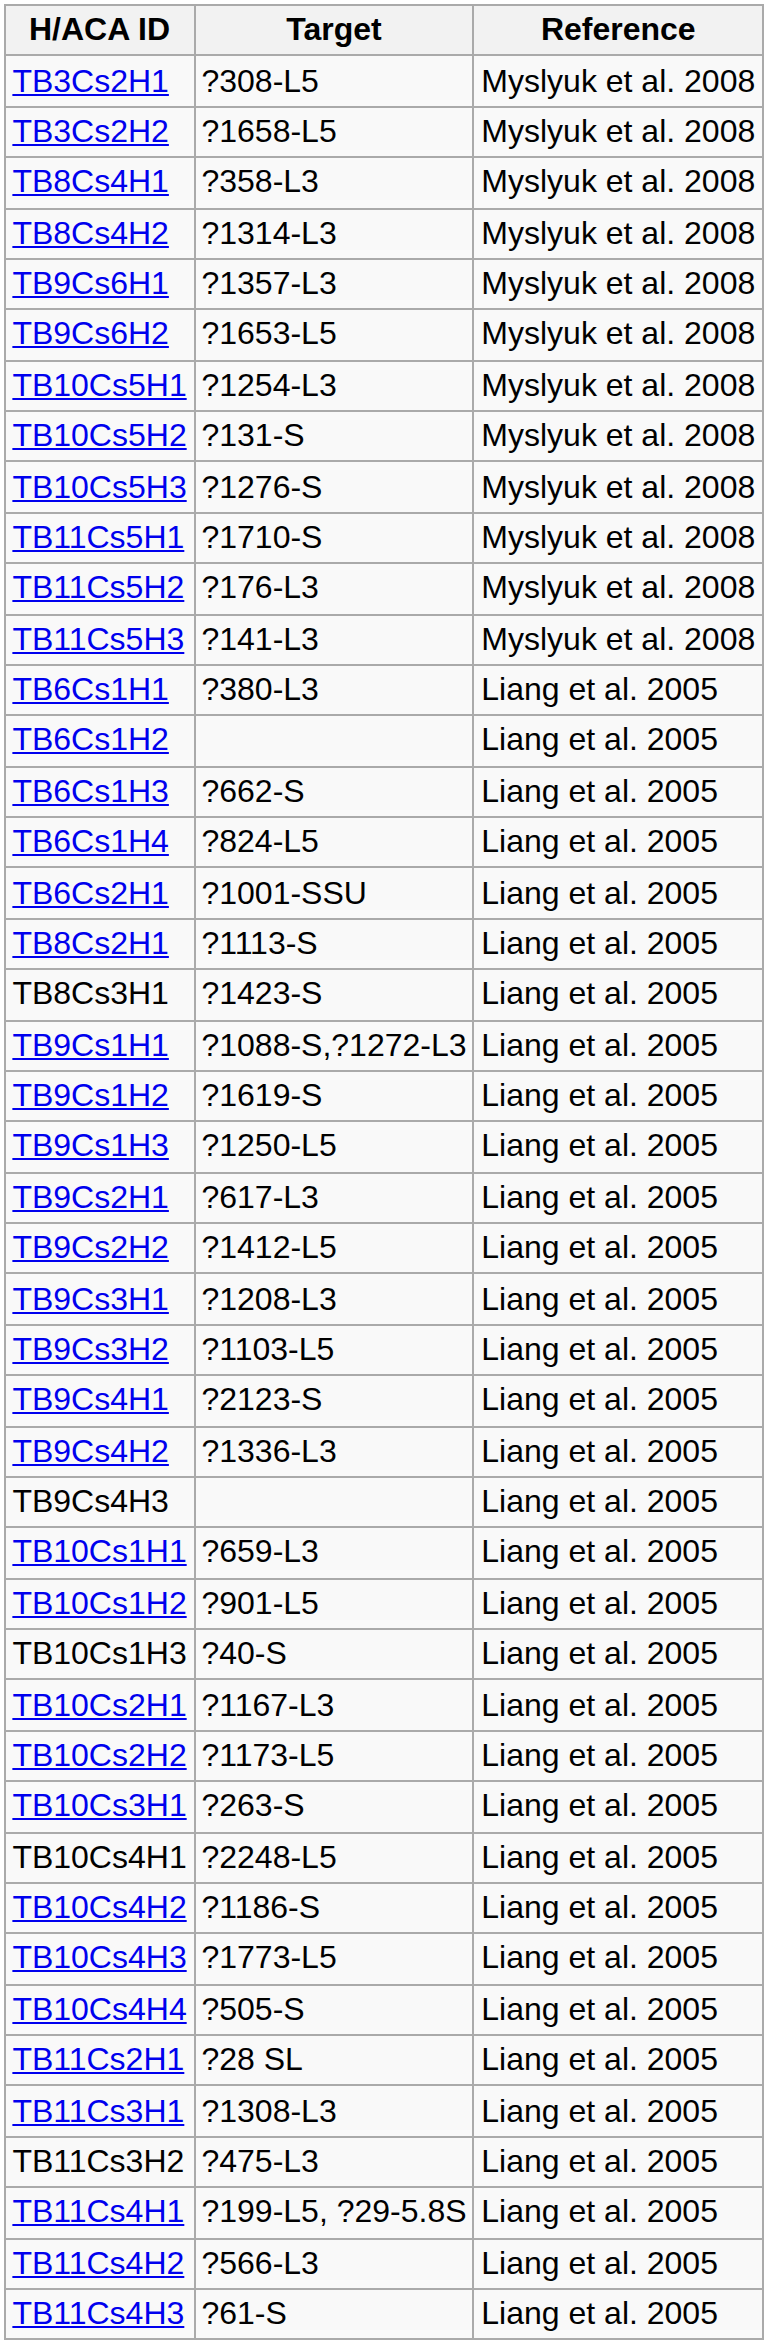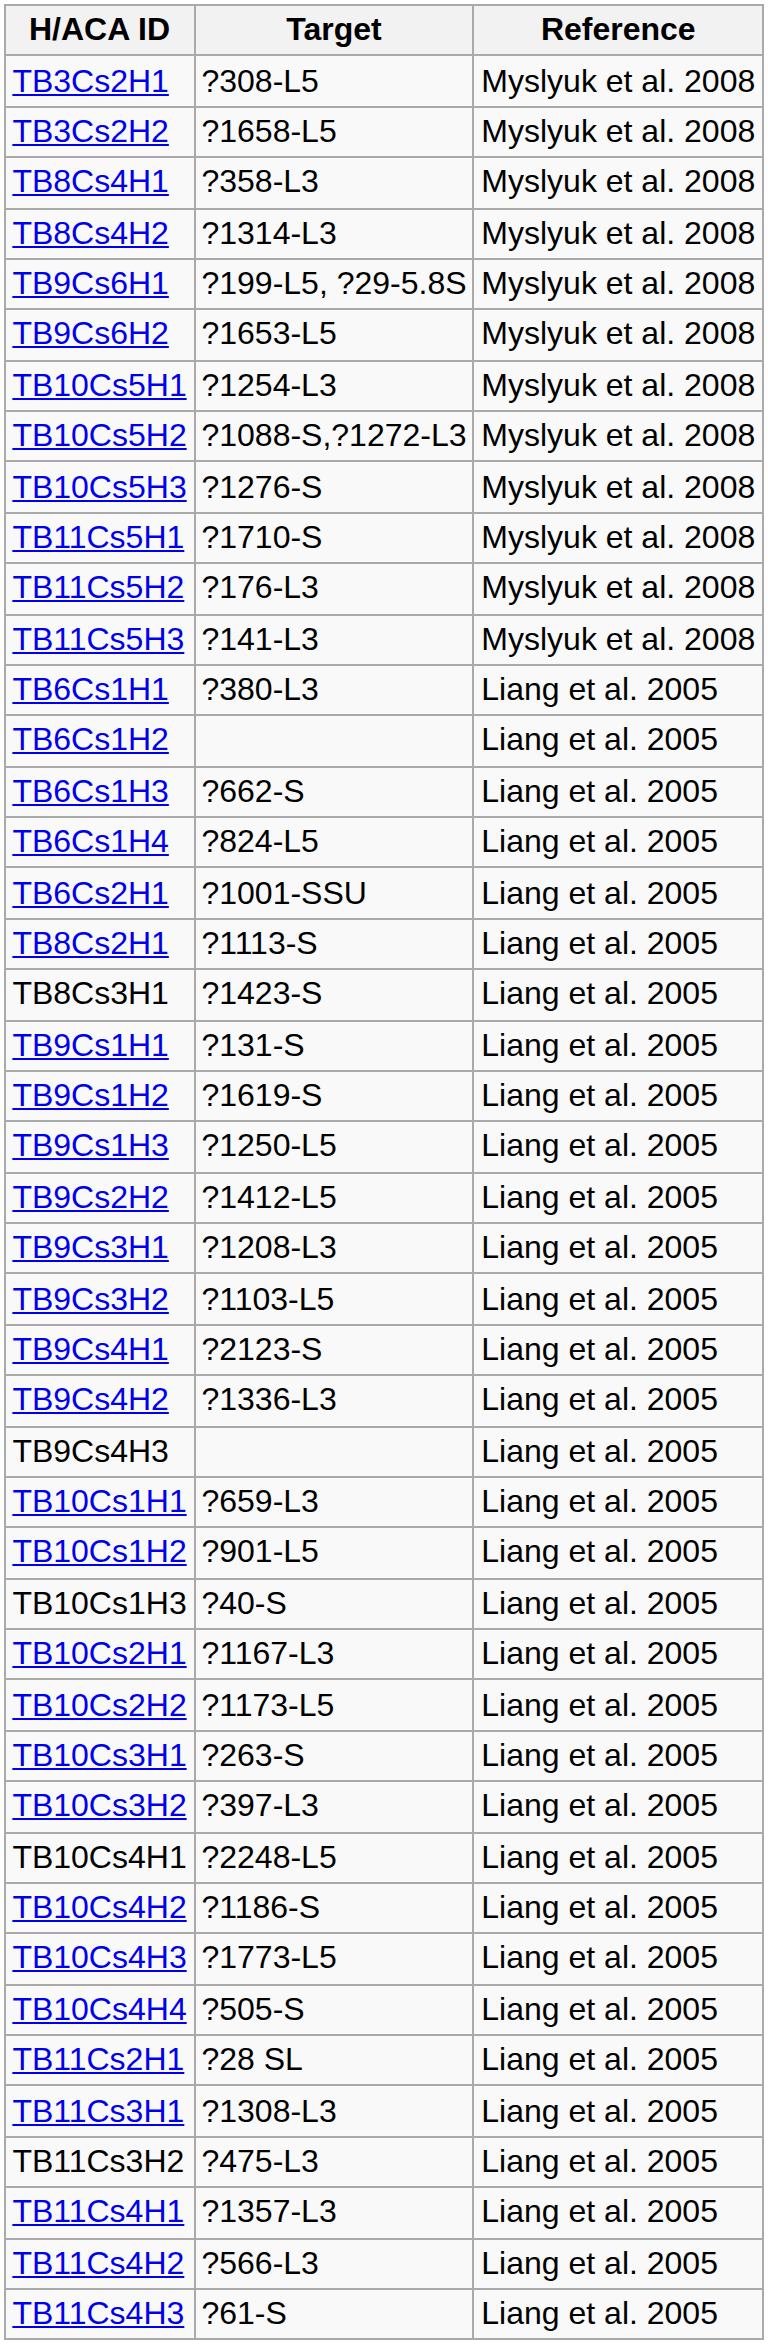(269, 283) ?1357-L3 -> (334, 283) ?199-L5, ?29-5.8S
(253, 435) ?131-S -> (334, 435) ?1088-S,?1272-L3
(334, 1044) ?1088-S,?1272-L3 -> (253, 1044) ?131-S
- row: (91, 1197)
+ row: (100, 1806)
(334, 2212) ?199-L5, ?29-5.8S -> (269, 2212) ?1357-L3
